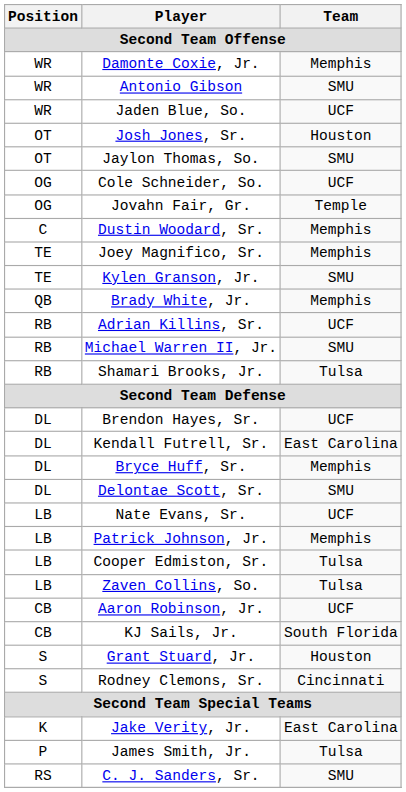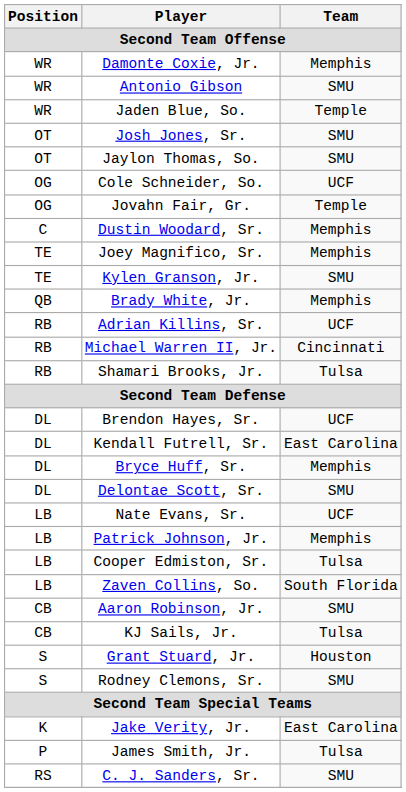(341, 111) UCF -> (341, 111) Temple
(341, 135) Houston -> (341, 135) SMU
(341, 349) SMU -> (341, 349) Cincinnati
(341, 586) Tulsa -> (341, 586) South Florida
(341, 610) UCF -> (341, 610) SMU
(341, 633) South Florida -> (341, 633) Tulsa
(341, 681) Cincinnati -> (341, 681) SMU
